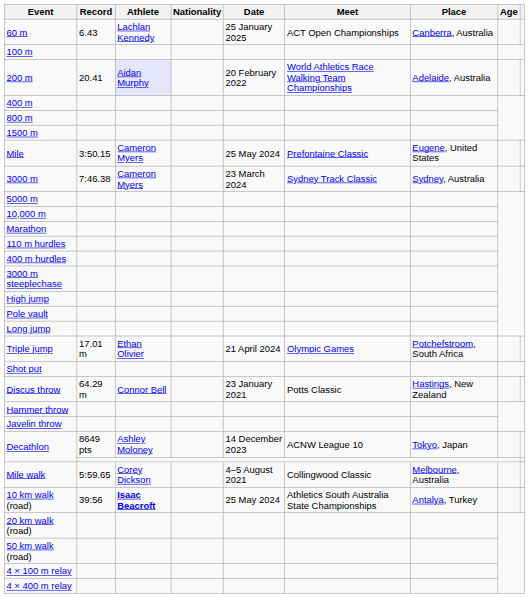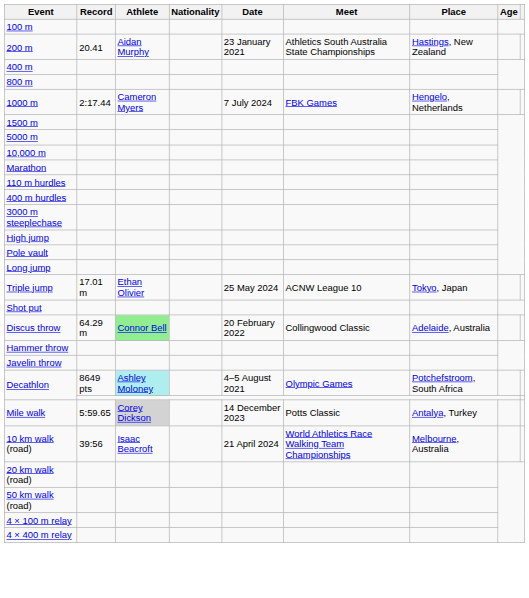- row: (17, 32)
(133, 78) lavender background -> (133, 47) no background
(251, 78) 20 February 2022 -> (247, 47) 23 January 2021
(330, 78) World Athletics Race Walking Team Championships -> (336, 47) Athletics South Australia State Championships
(451, 78) Adelaide, Australia -> (442, 47) Hastings, New Zealand
+ row: (22, 102)
- row: (15, 153)
- row: (22, 179)
(253, 349) 21 April 2024 -> (251, 288) 25 May 2024
(320, 349) Olympic Games -> (324, 288) ACNW League 10
(444, 349) Potchefstroom, South Africa -> (440, 288) Tokyo, Japan
(142, 389) no background -> (142, 328) lightgreen background
(249, 389) 23 January 2021 -> (249, 328) 20 February 2022
(314, 389) Potts Classic -> (328, 328) Collingwood Classic
(443, 389) Hastings, New Zealand -> (451, 328) Adelaide, Australia
(135, 445) no background -> (135, 383) paleturquoise background
(254, 445) 14 December 2023 -> (247, 383) 4–5 August 2021
(325, 445) ACNW League 10 -> (319, 383) Olympic Games
(440, 445) Tokyo, Japan -> (444, 383) Potchefstroom, South Africa
(134, 475) no background -> (134, 413) lightgrey background
(249, 475) 4–5 August 2021 -> (252, 413) 14 December 2023
(329, 475) Collingwood Classic -> (313, 413) Potts Classic
(436, 475) Melbourne, Australia -> (444, 413) Antalya, Turkey
(136, 500) bold -> (135, 444) normal
(253, 500) 25 May 2024 -> (251, 444) 21 April 2024
(338, 500) Athletics South Australia State Championships -> (329, 444) World Athletics Race Walking Team Championships
(445, 500) Antalya, Turkey -> (436, 444) Melbourne, Australia
